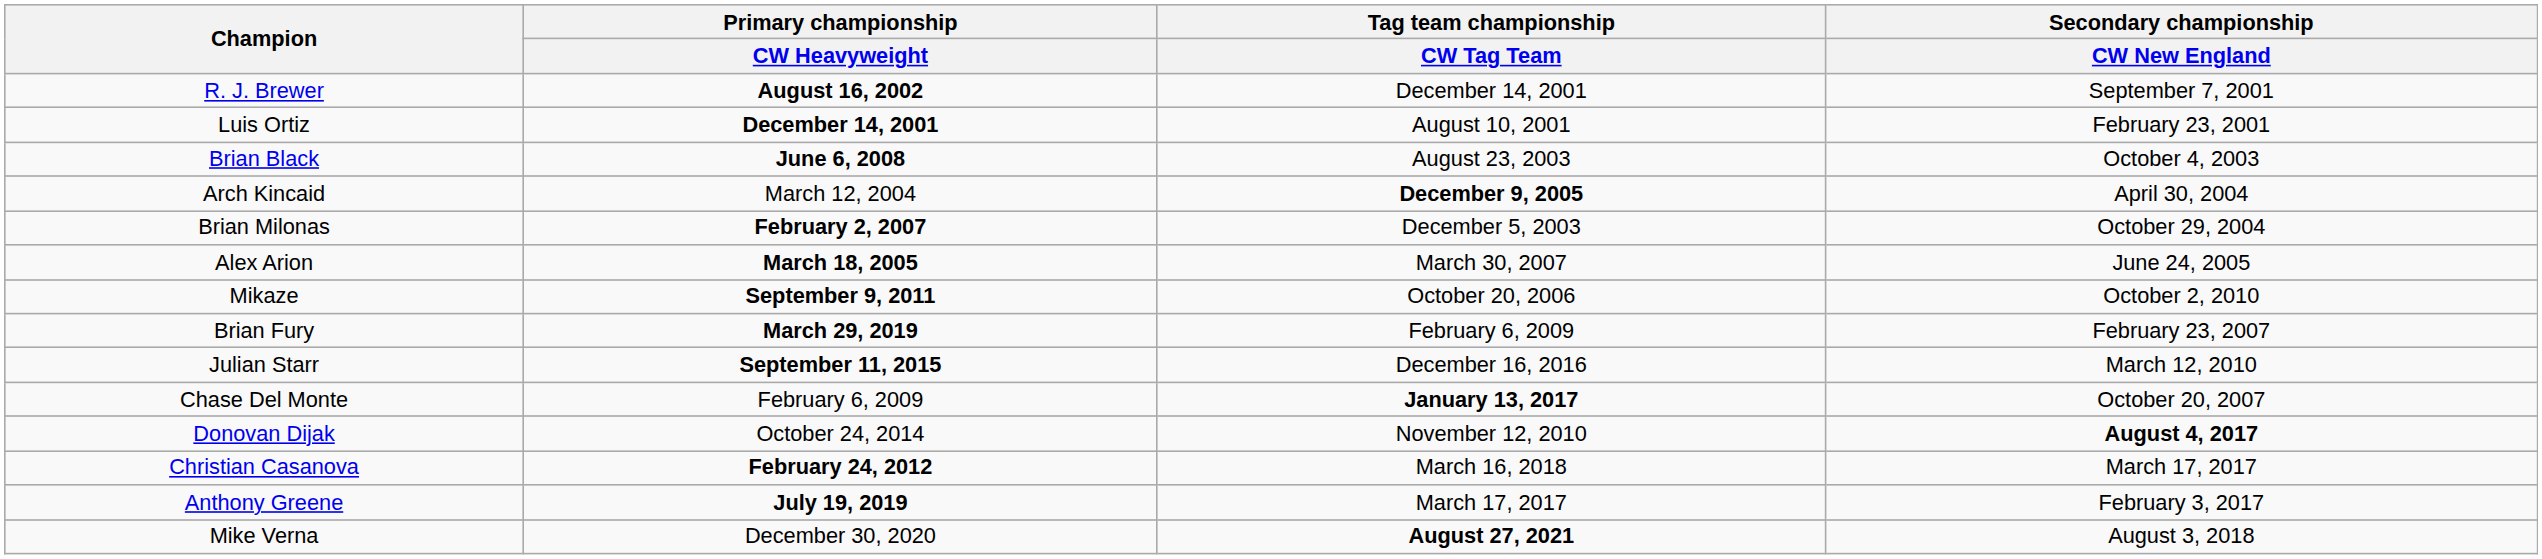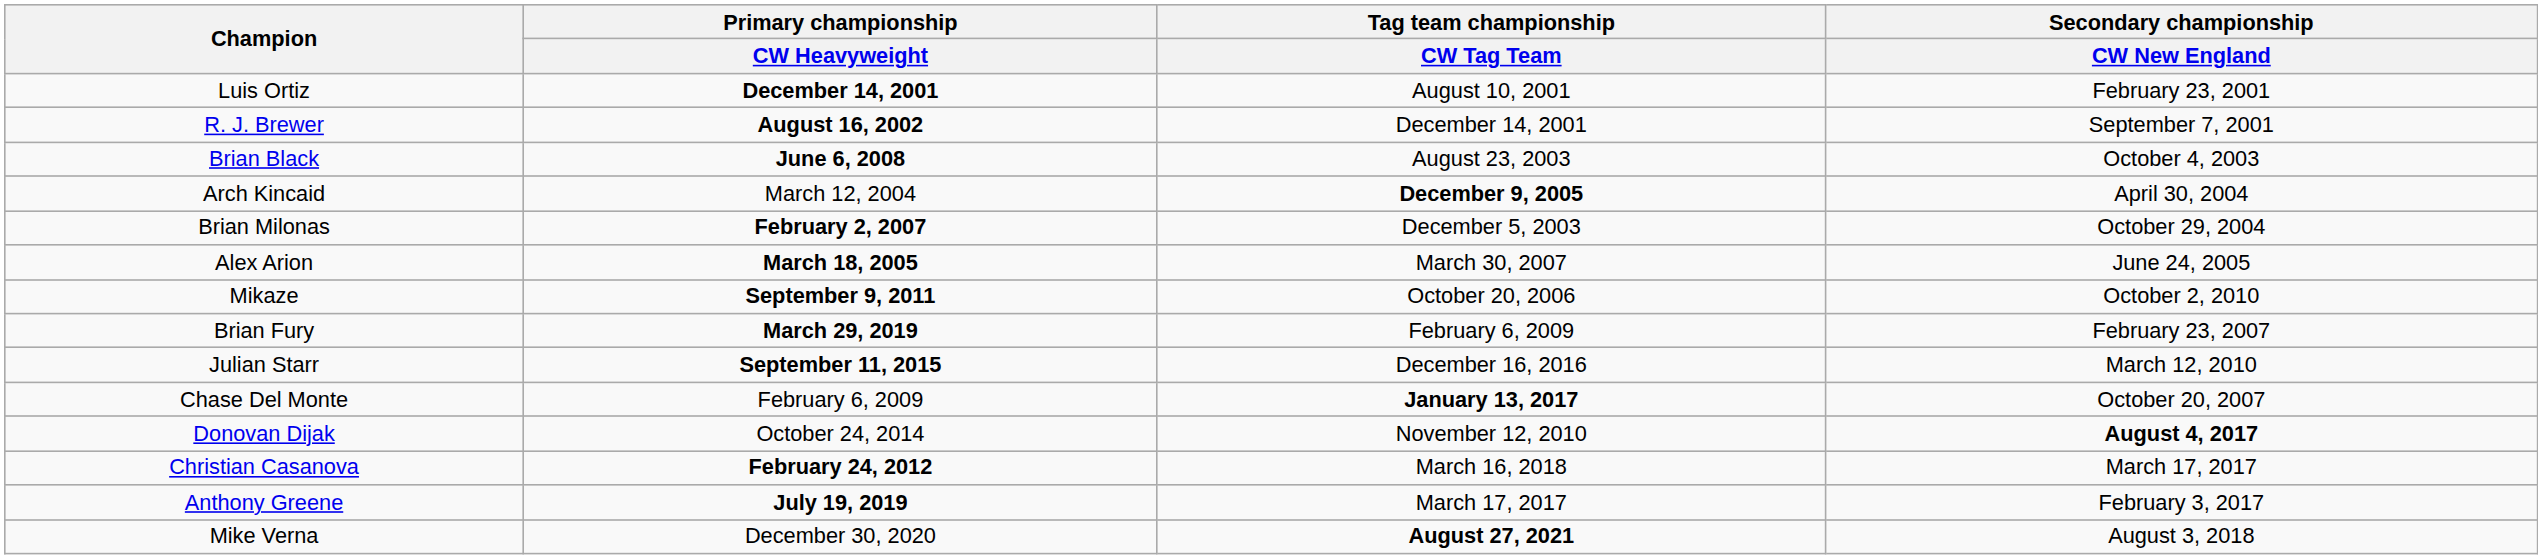rows swapped: (264, 124) <-> (264, 90)
